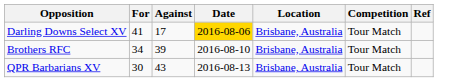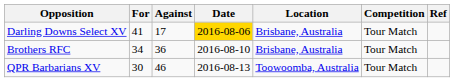(160, 49) 39 -> (160, 49) 36
(160, 67) 43 -> (160, 67) 46
(299, 67) Brisbane, Australia -> (307, 67) Toowoomba, Australia
